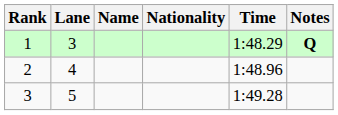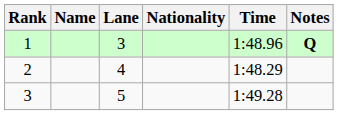columns swapped: (72, 17) <-> (118, 17)
(258, 43) 1:48.29 -> (258, 43) 1:48.96
(258, 69) 1:48.96 -> (258, 69) 1:48.29
